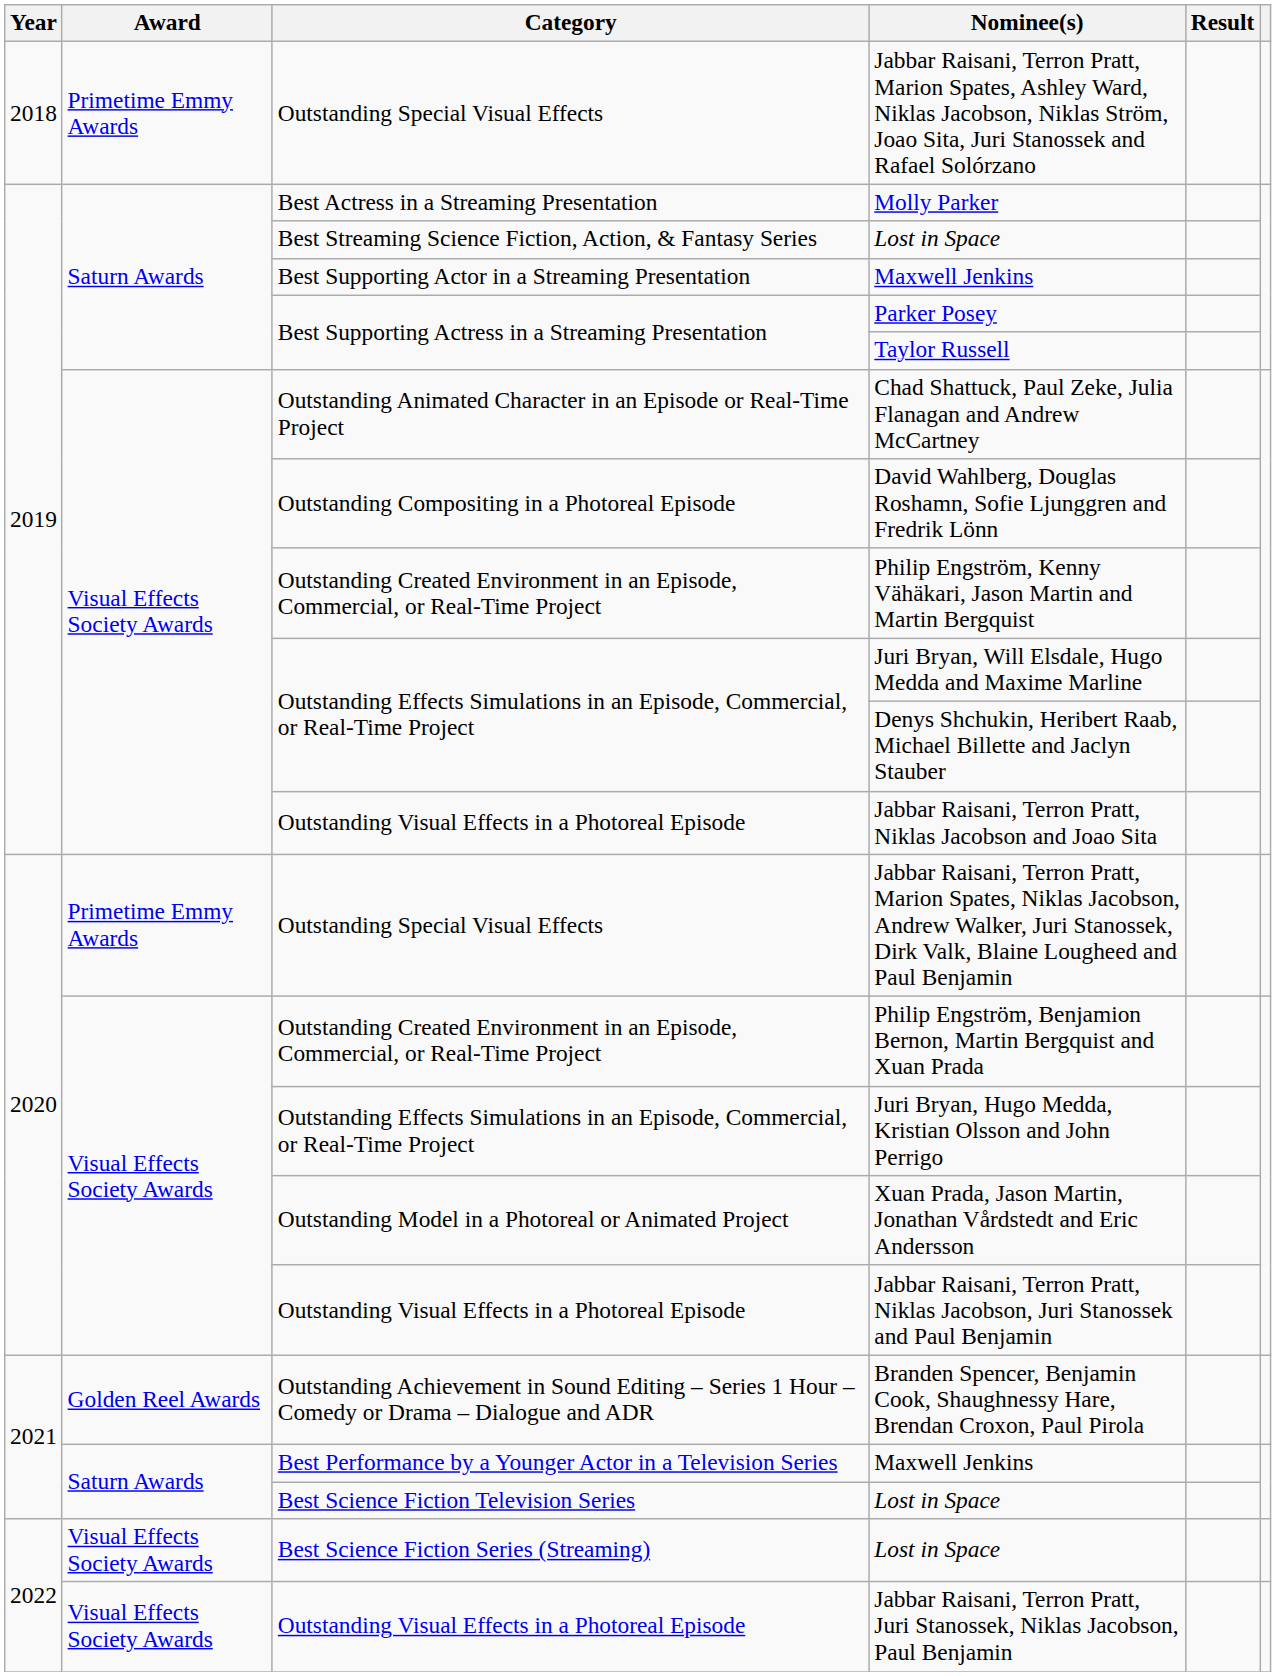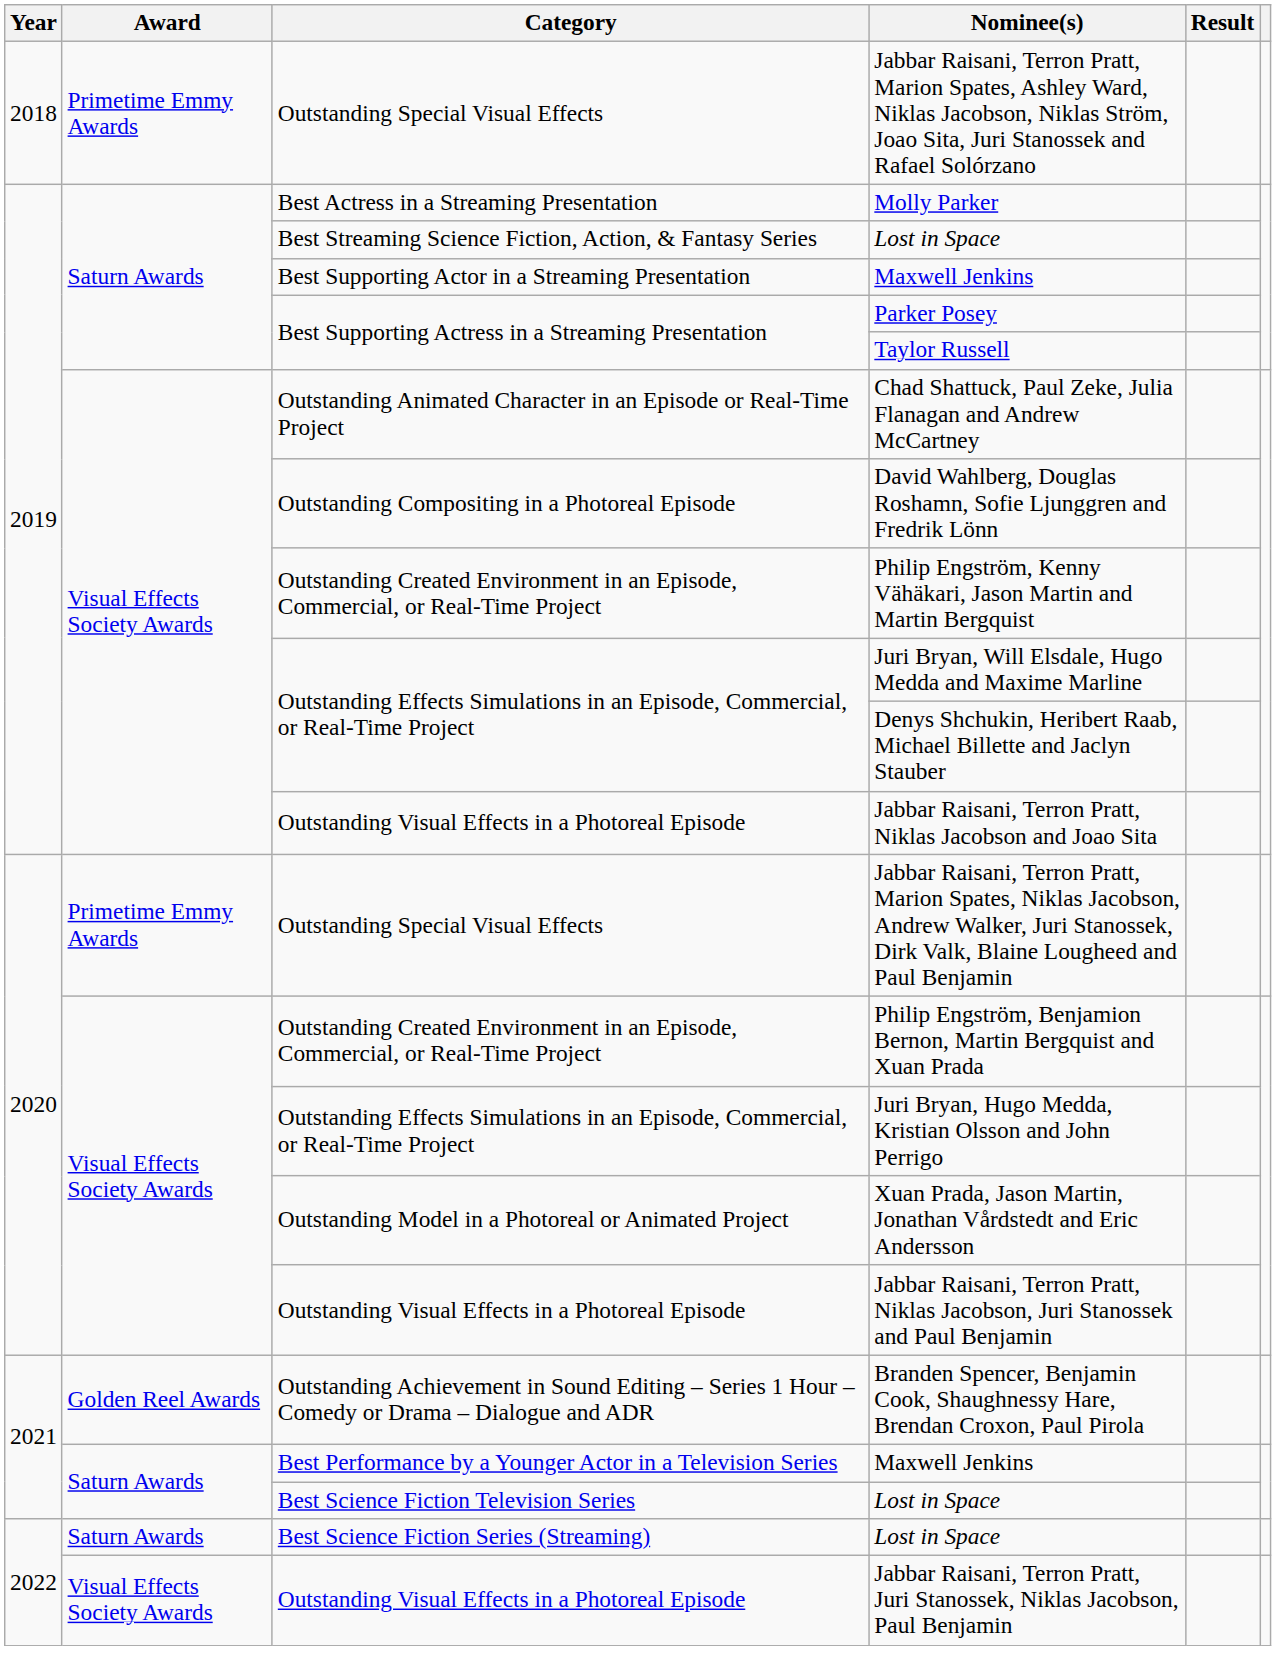(140, 1550) Visual Effects Society Awards -> (136, 1536) Saturn Awards
